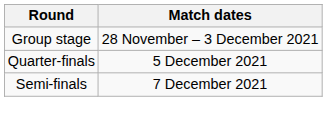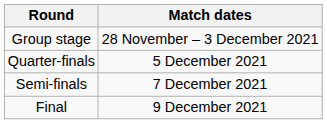+ row: (51, 107)
